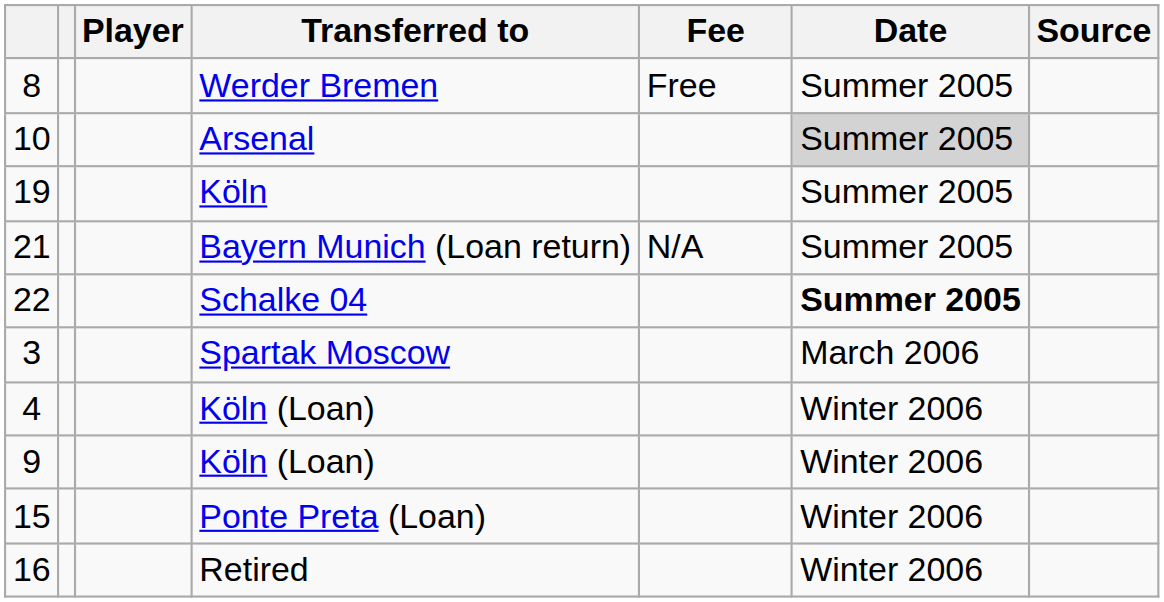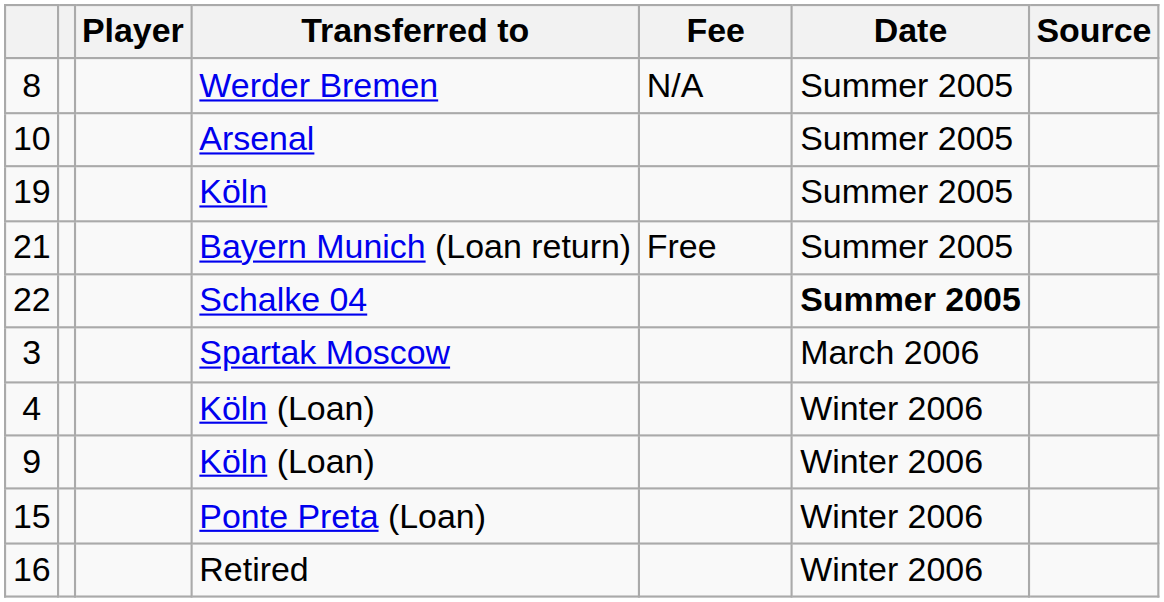(682, 85) Free -> (675, 85) N/A
(907, 138) lightgrey background -> (907, 138) no background
(675, 246) N/A -> (682, 246) Free
